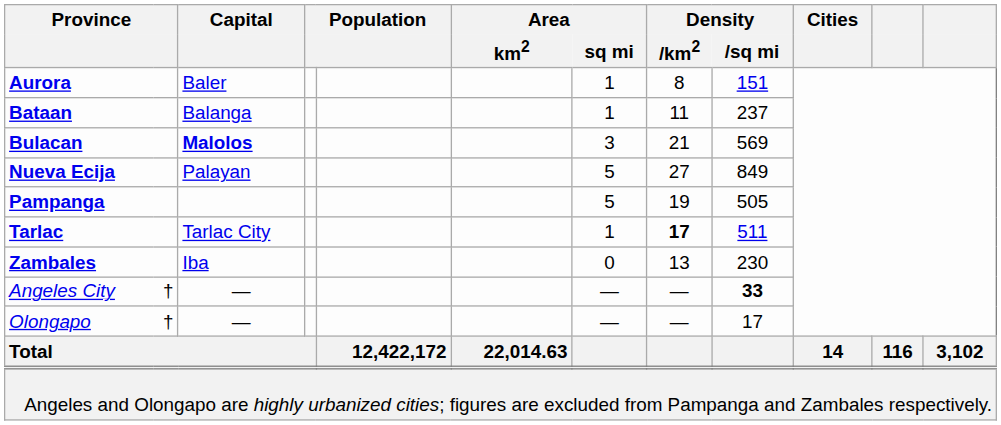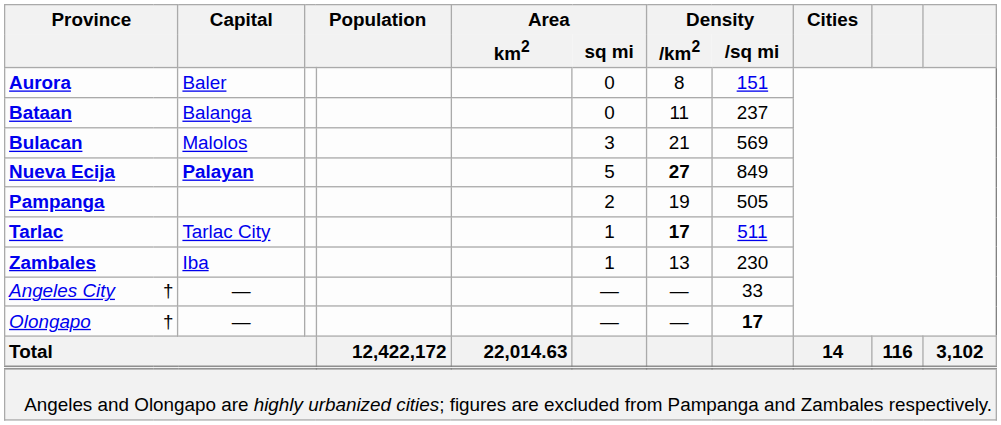(609, 83) 1 -> (609, 83) 0
(609, 113) 1 -> (609, 113) 0
(217, 143) bold -> (215, 143) normal
(216, 173) normal -> (218, 173) bold
(679, 173) normal -> (679, 173) bold
(609, 202) 5 -> (609, 202) 2
(609, 262) 0 -> (609, 262) 1
(752, 292) bold -> (752, 292) normal
(752, 322) normal -> (752, 322) bold
